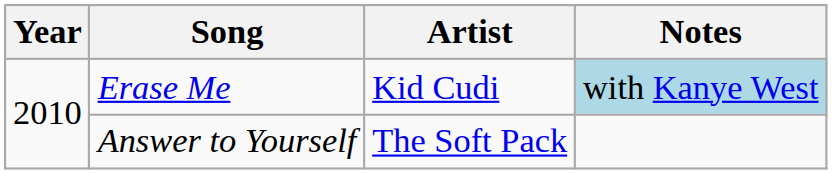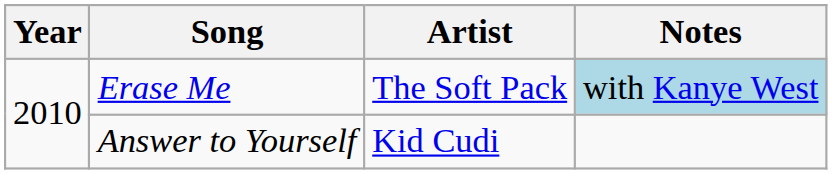(436, 86) Kid Cudi -> (470, 86) The Soft Pack
(470, 140) The Soft Pack -> (436, 140) Kid Cudi
